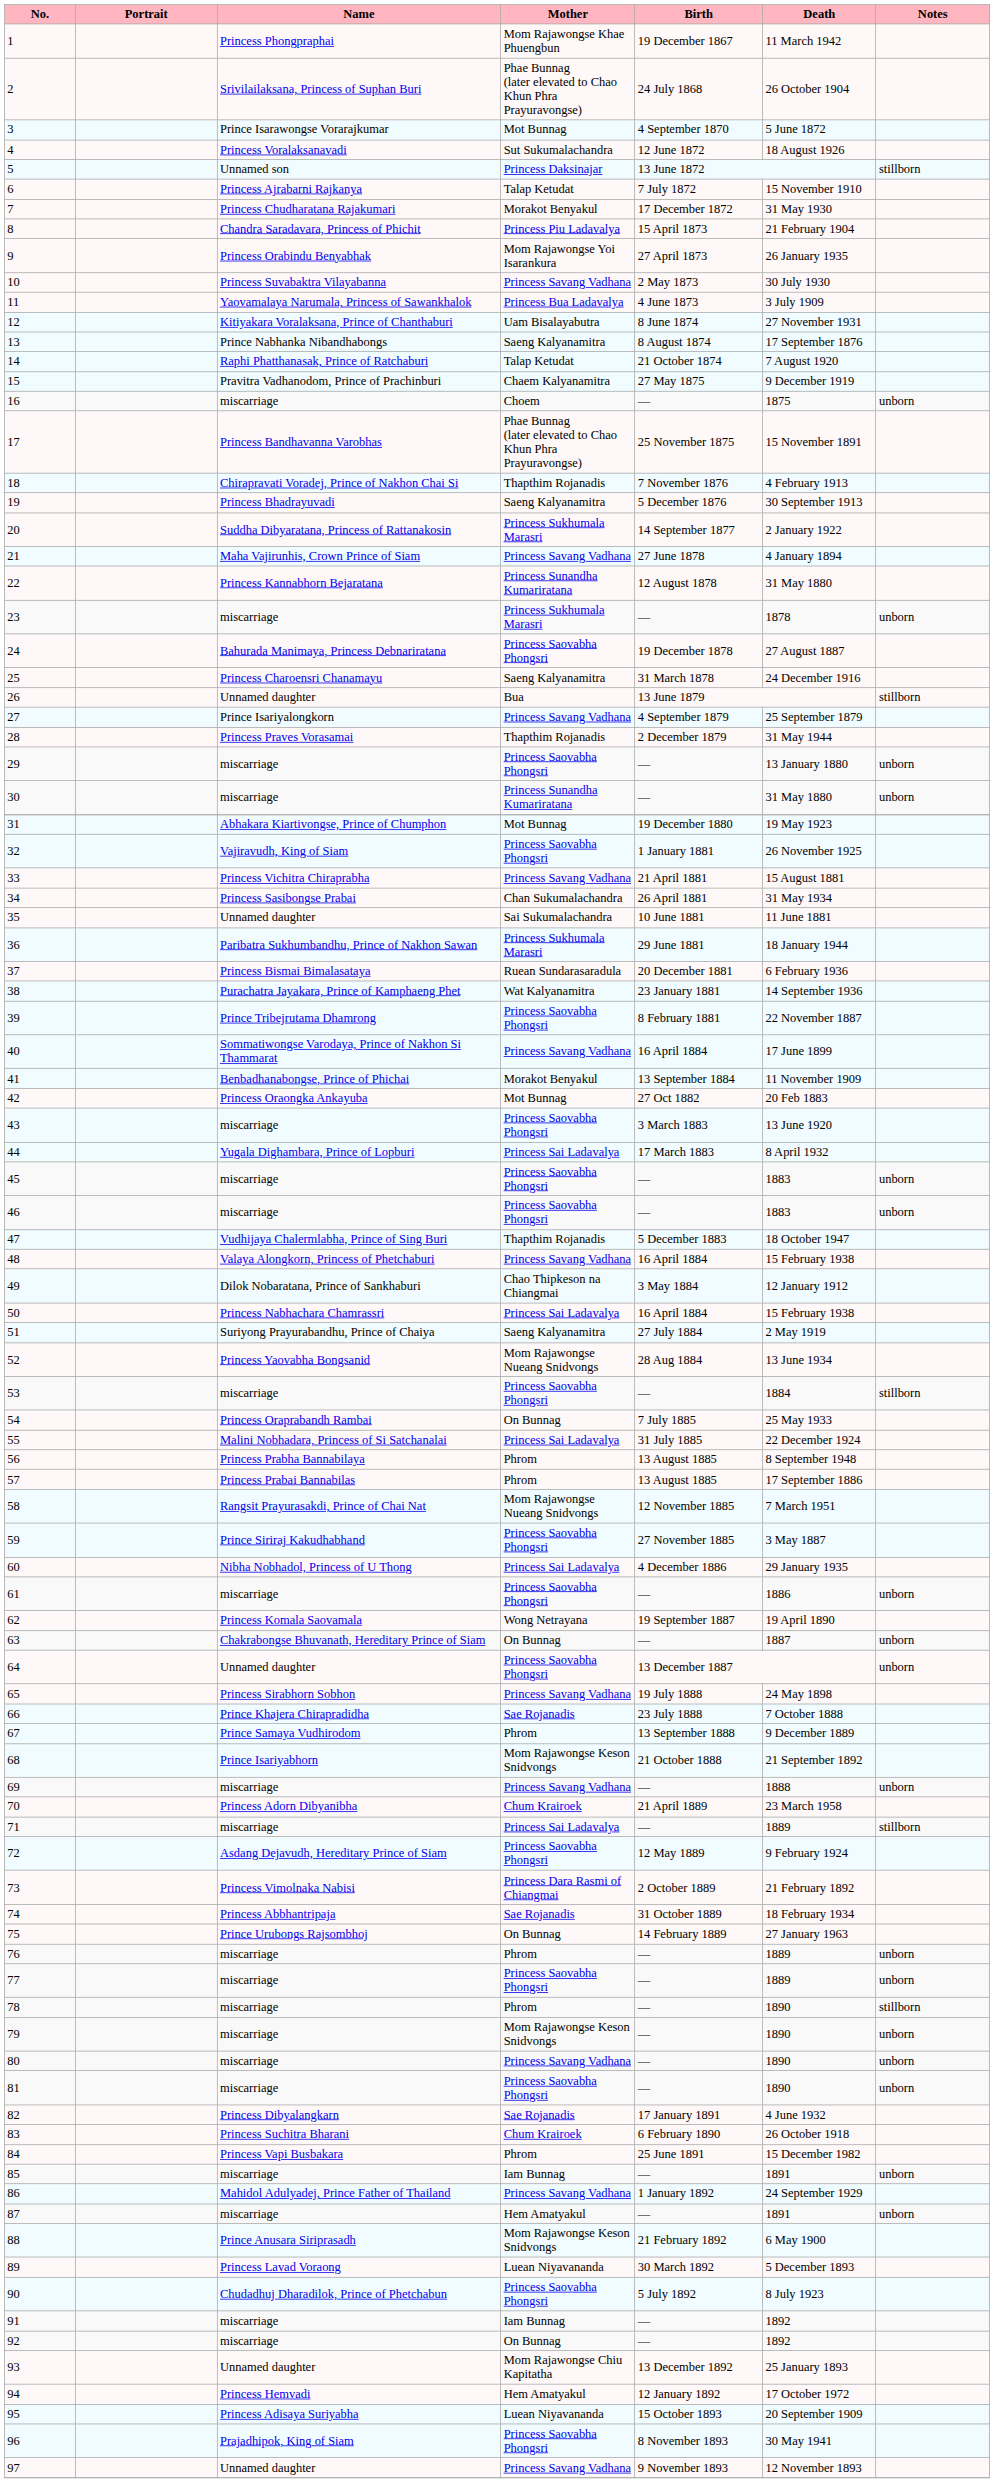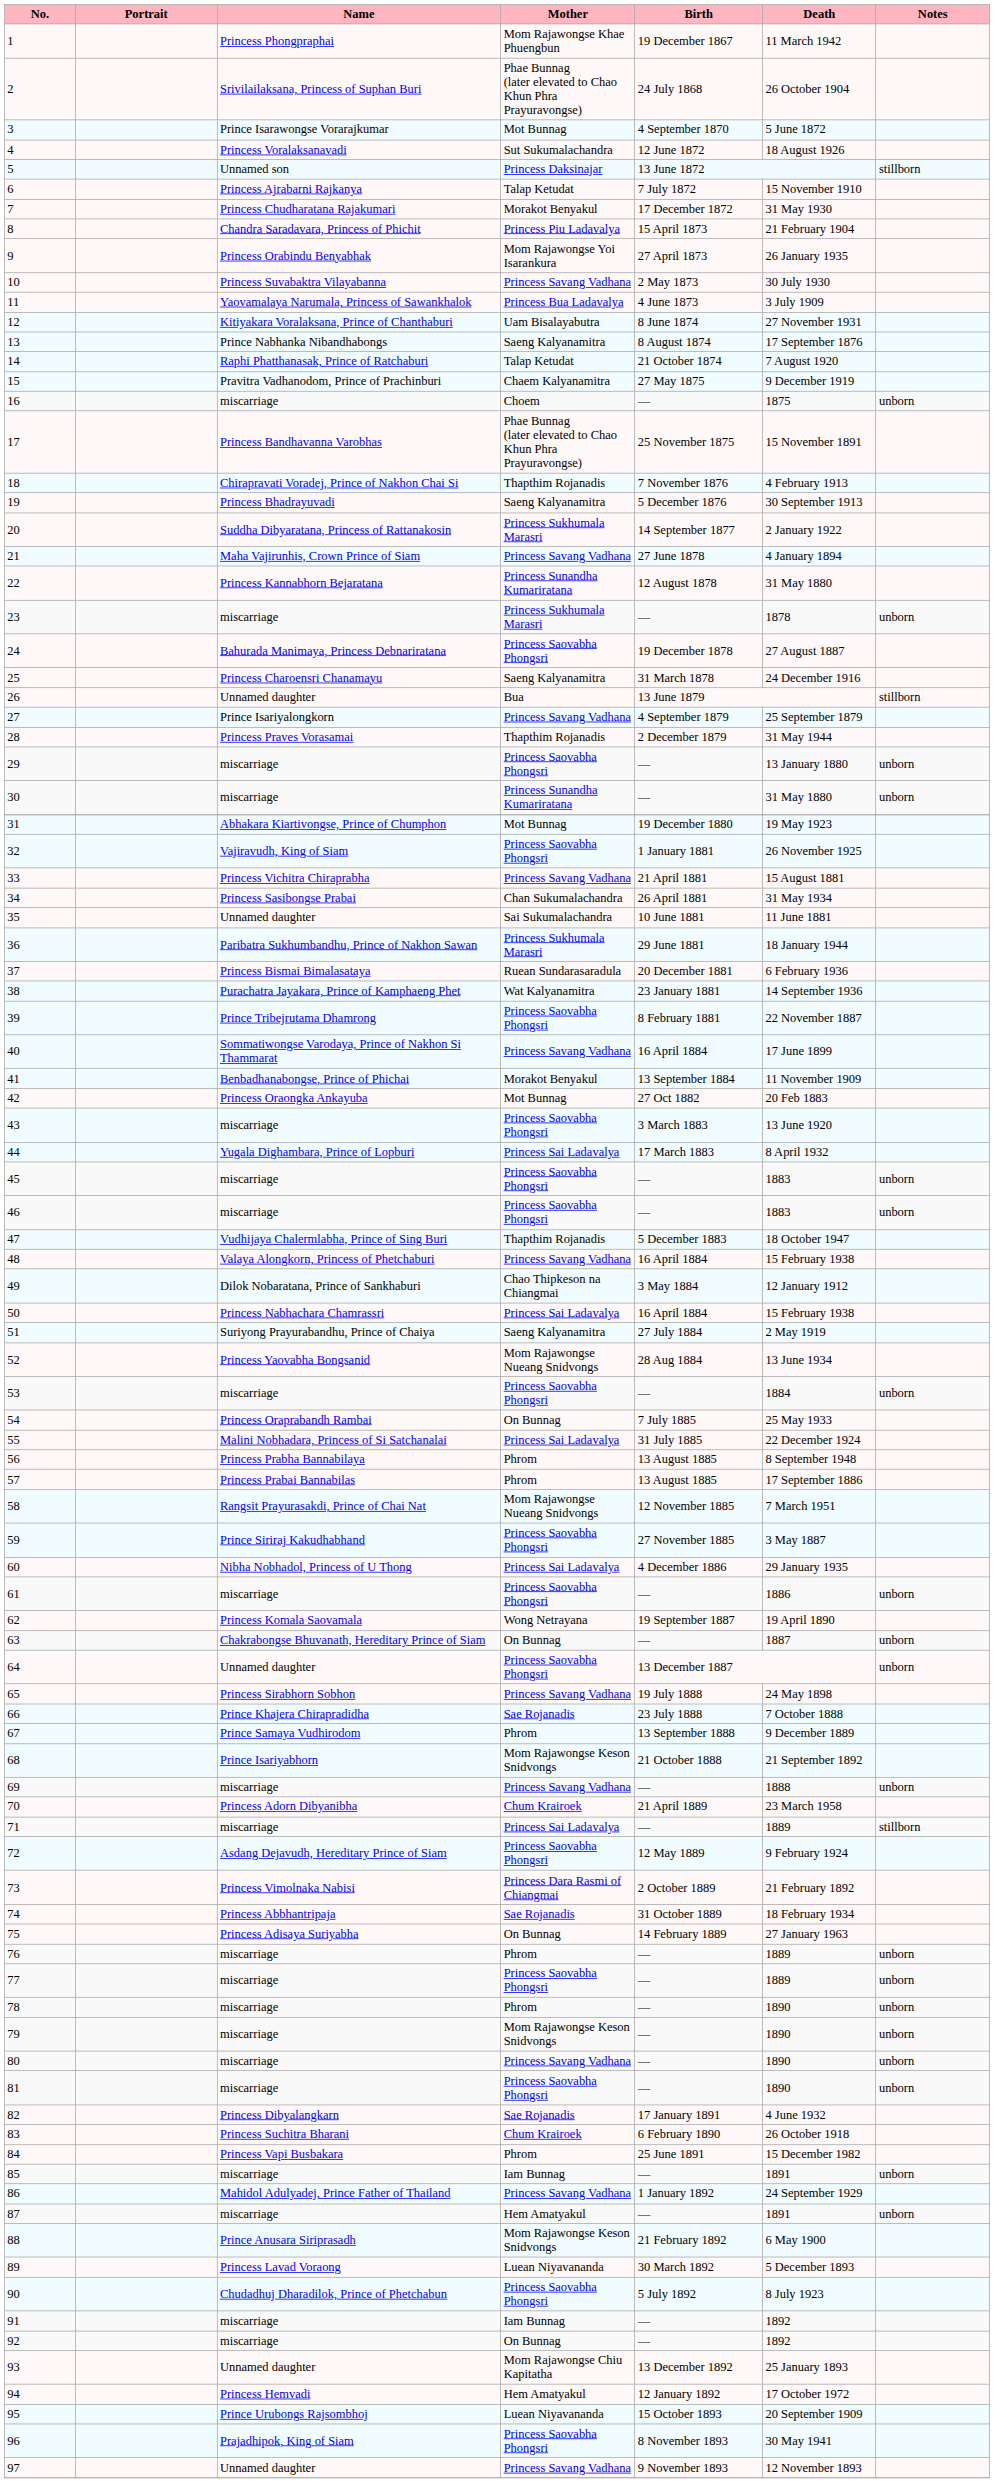(900, 1393) stillborn -> (897, 1393) unborn
(294, 1934) Prince Urubongs Rajsombhoj -> (289, 1934) Princess Adisaya Suriyabha
(900, 2007) stillborn -> (897, 2007) unborn
(289, 2414) Princess Adisaya Suriyabha -> (294, 2414) Prince Urubongs Rajsombhoj
